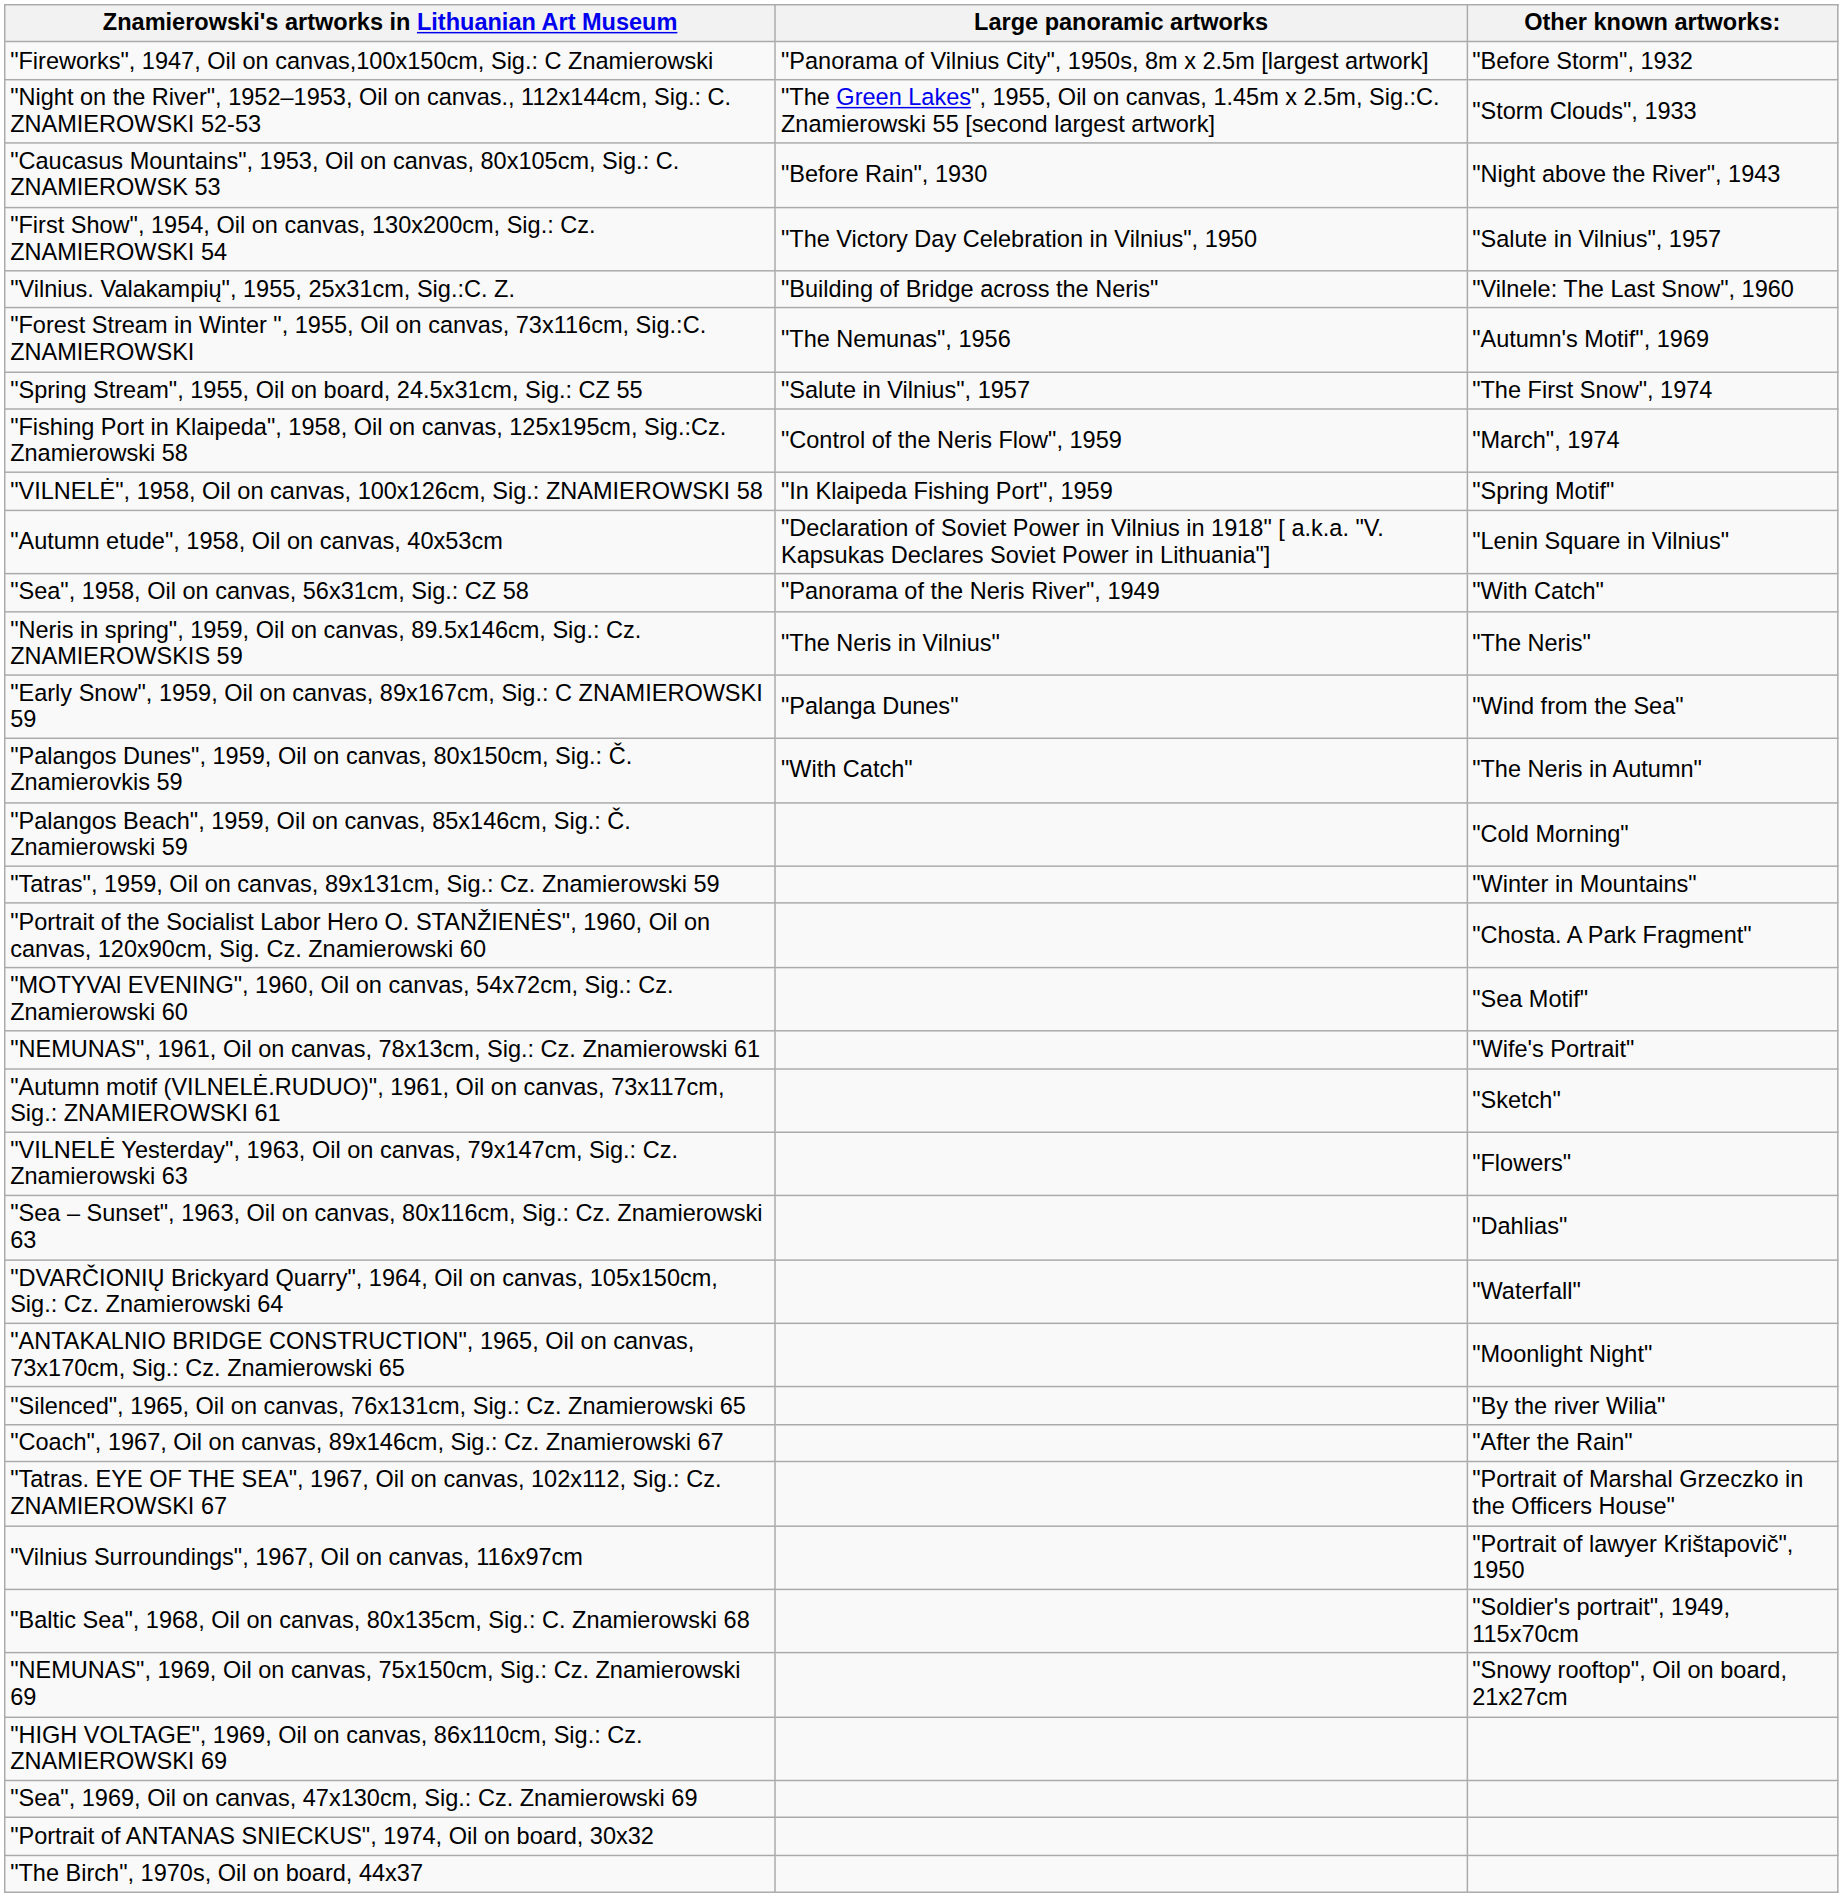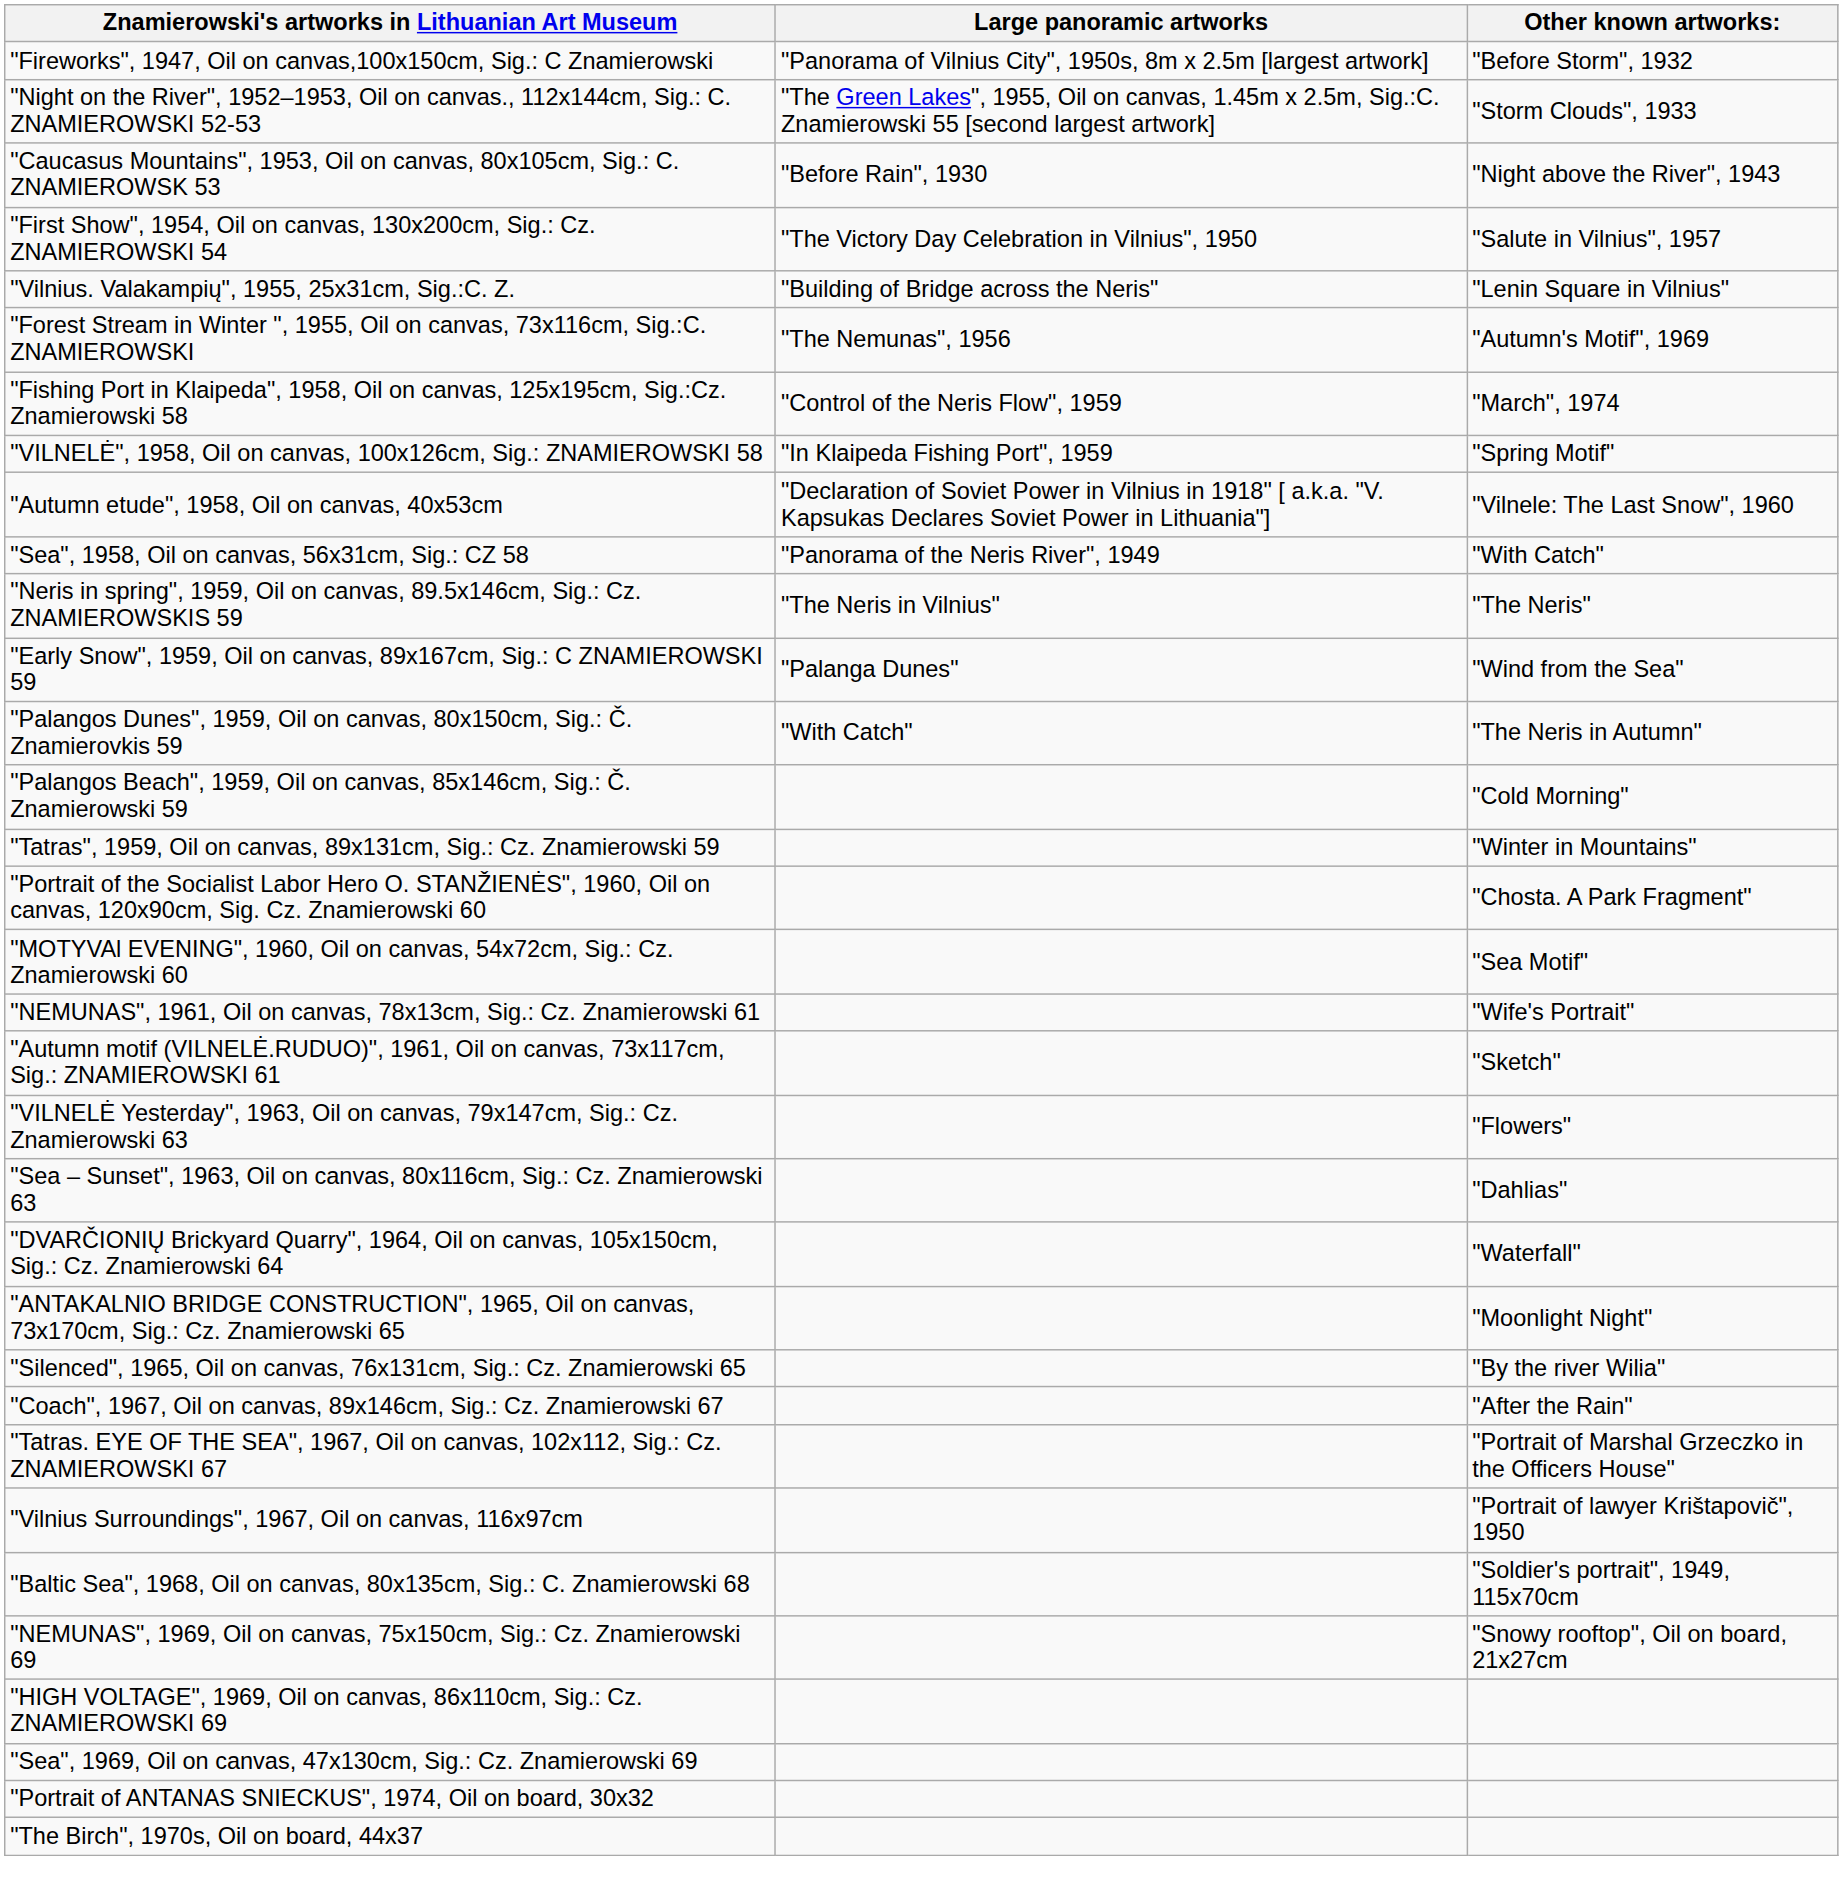(1633, 289) "Vilnele: The Last Snow", 1960 -> (1601, 289) "Lenin Square in Vilnius"
- row: (326, 390)
(1601, 541) "Lenin Square in Vilnius" -> (1633, 504) "Vilnele: The Last Snow", 1960
